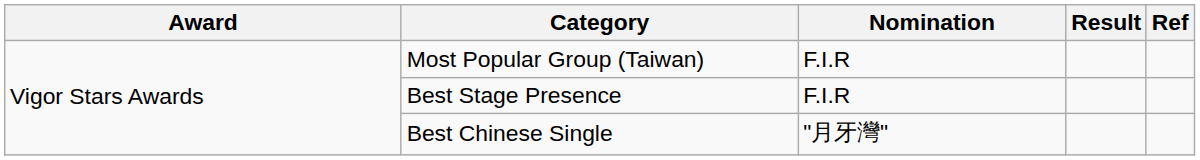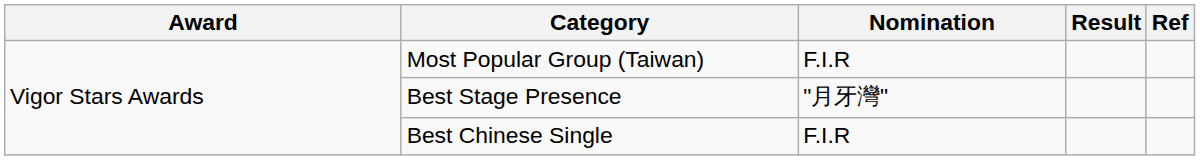(827, 95) F.I.R -> (846, 96) "月牙灣"
(846, 132) "月牙灣" -> (827, 135) F.I.R
